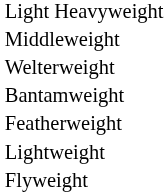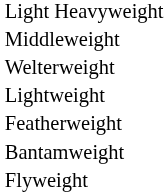rows swapped: (55, 152) <-> (65, 95)
